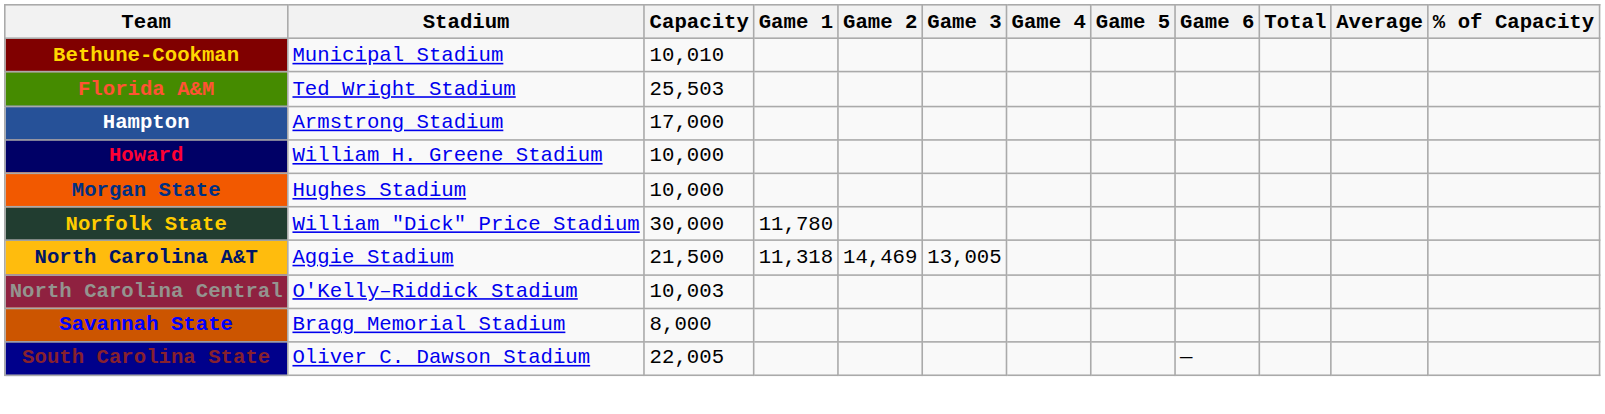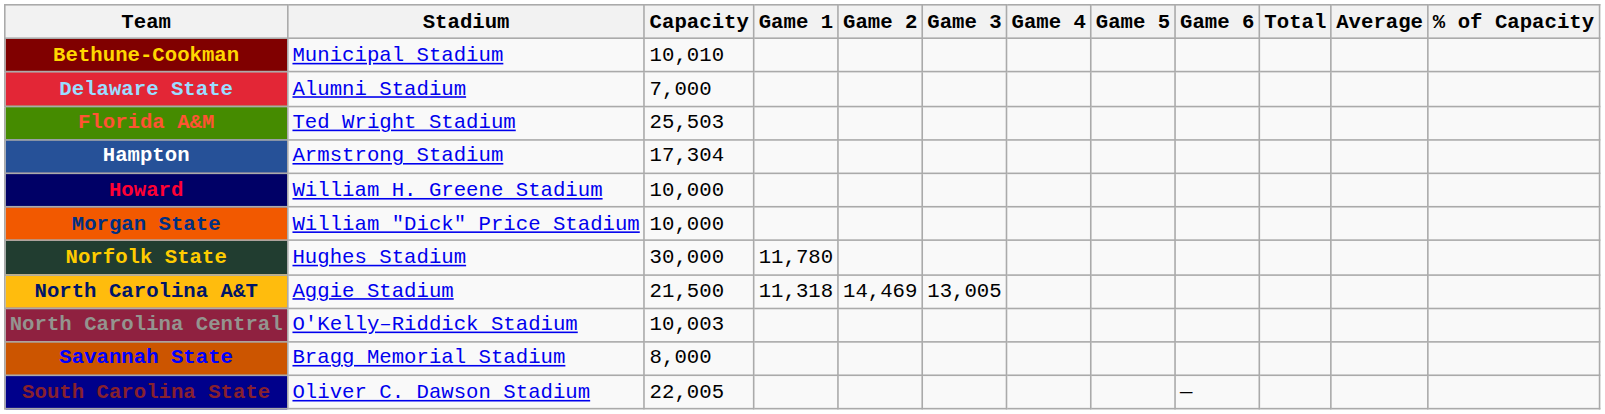+ row: (146, 89)
(687, 123) 17,000 -> (687, 156) 17,304
(379, 190) Hughes Stadium -> (466, 224) William "Dick" Price Stadium
(466, 224) William "Dick" Price Stadium -> (379, 257) Hughes Stadium
